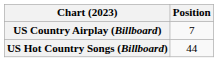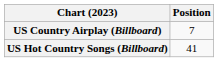(192, 48) 44 -> (192, 48) 41
